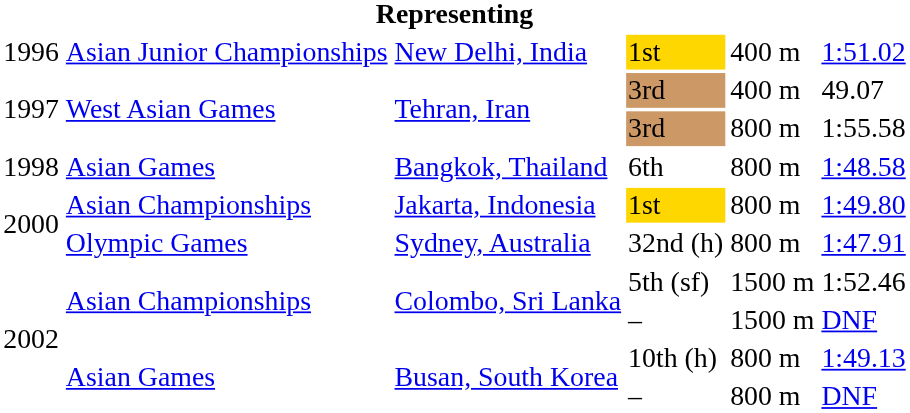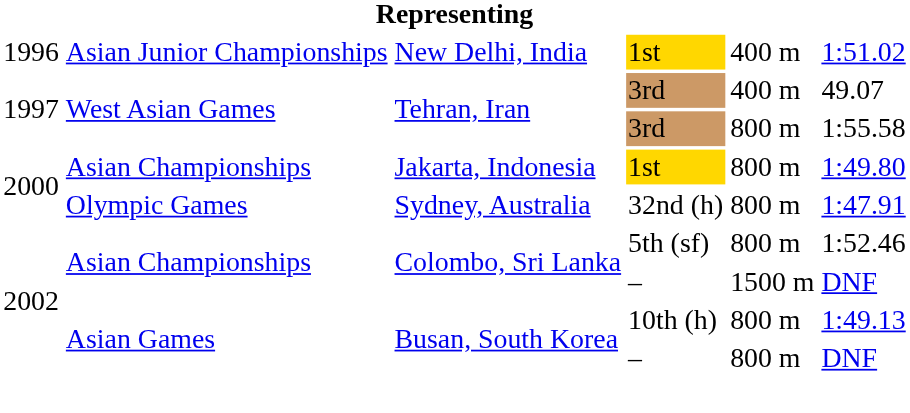- row: (501, 166)
(772, 281) 1500 m -> (765, 243) 800 m
